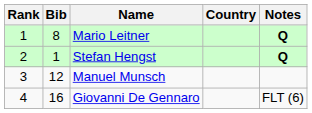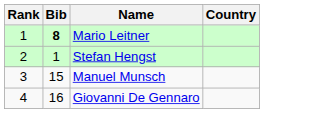- column: (283, 14)
(56, 35) normal -> (56, 35) bold
(56, 77) 12 -> (56, 77) 15
